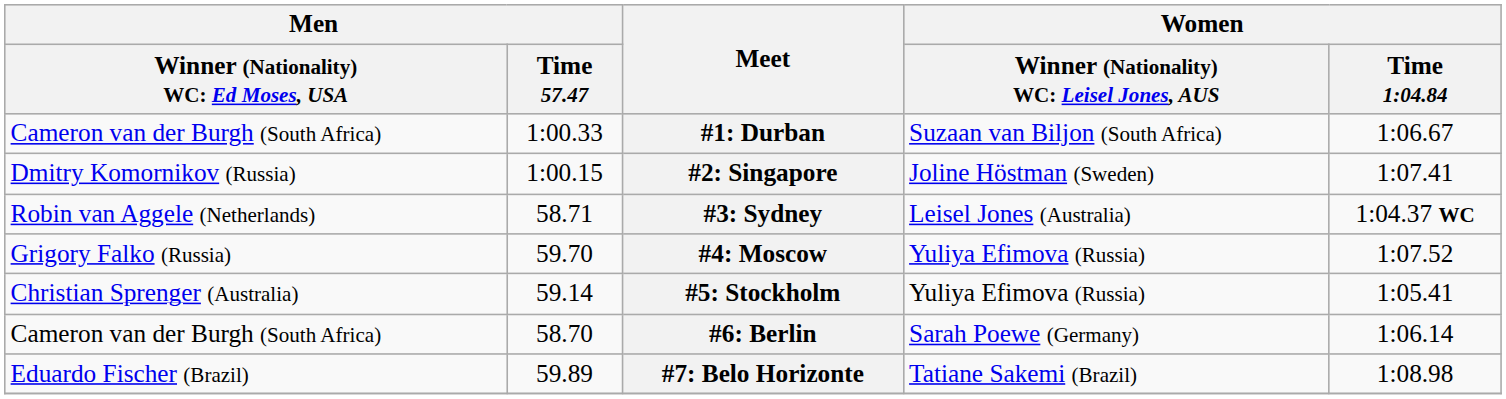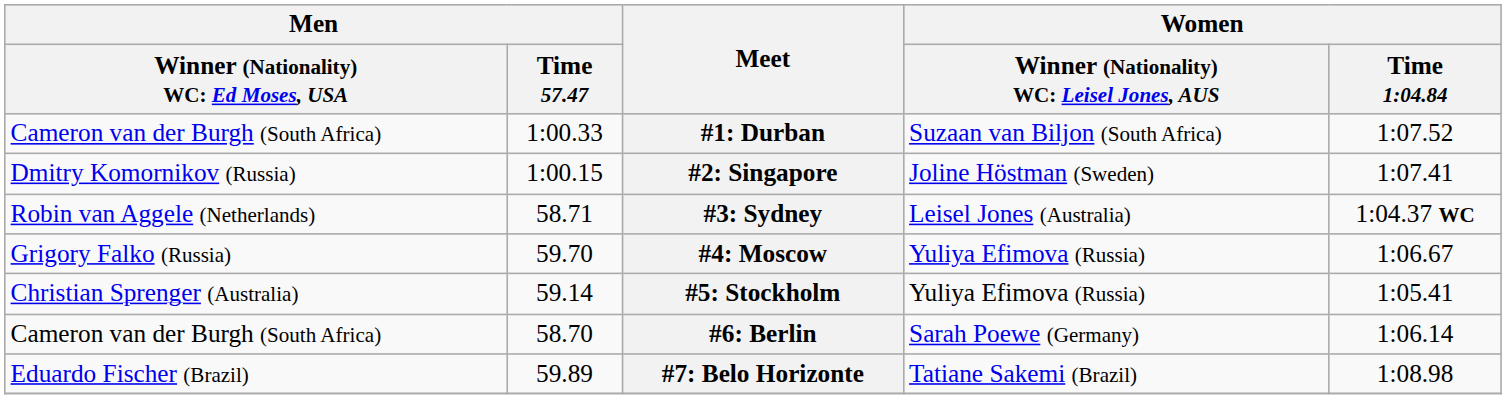(1415, 133) 1:06.67 -> (1415, 133) 1:07.52
(1415, 253) 1:07.52 -> (1415, 253) 1:06.67
